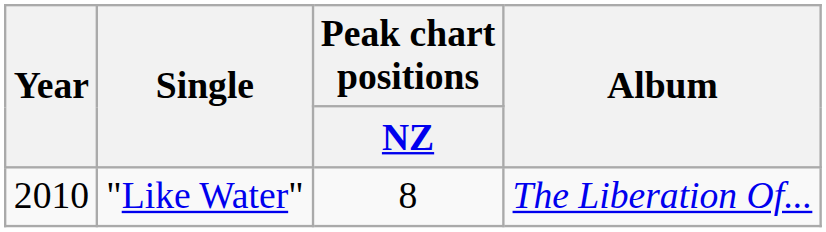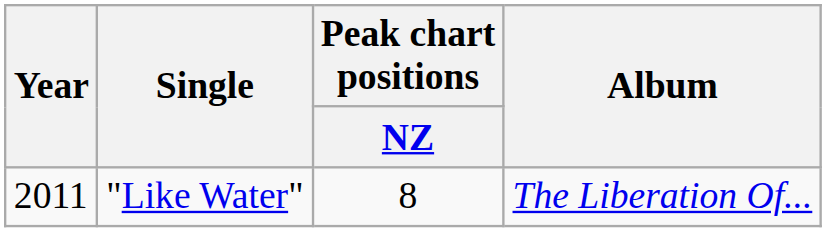(51, 195) 2010 -> (51, 195) 2011
